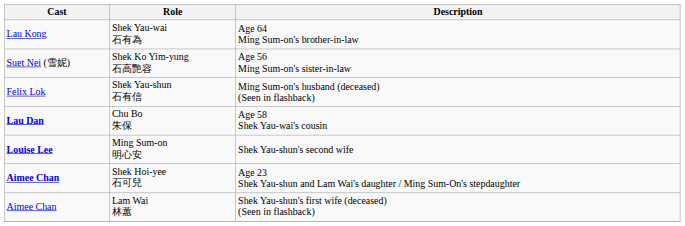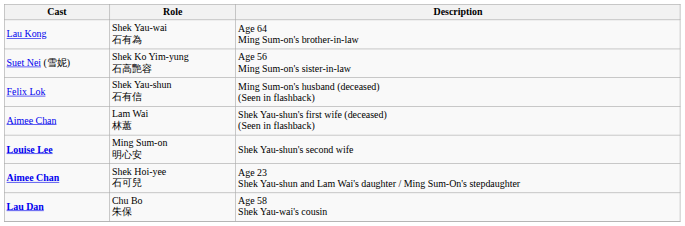rows swapped: (130, 206) <-> (127, 120)
